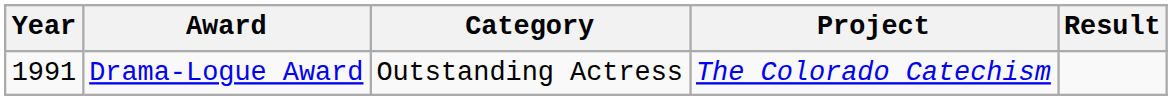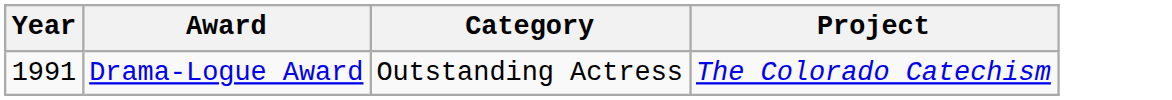- column: (1112, 27)
